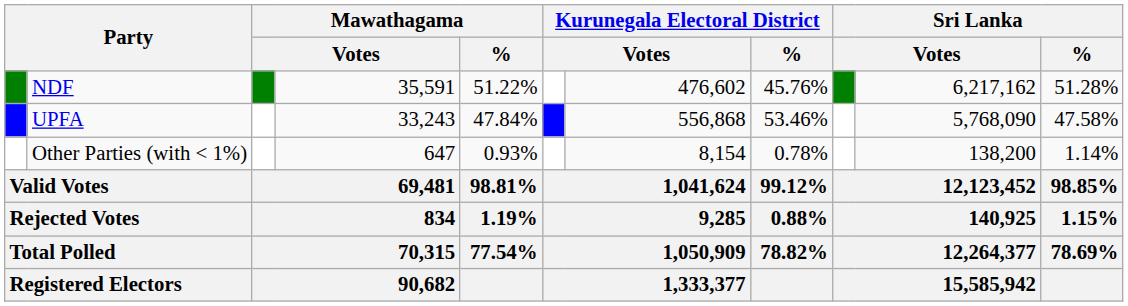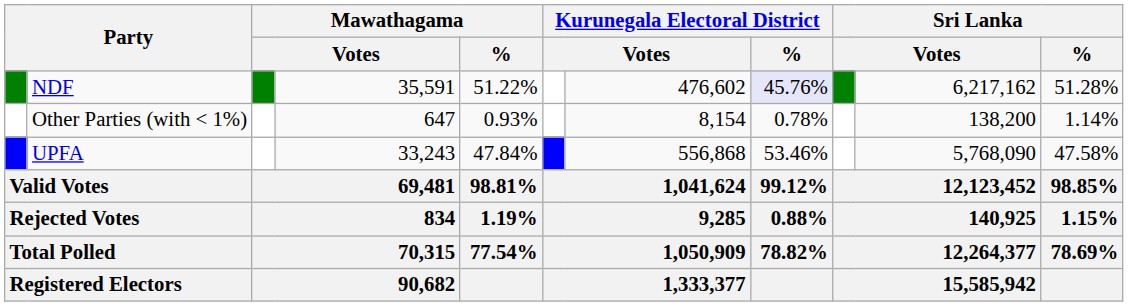(796, 86) no background -> (796, 86) lavender background
rows swapped: (58, 119) <-> (140, 152)
